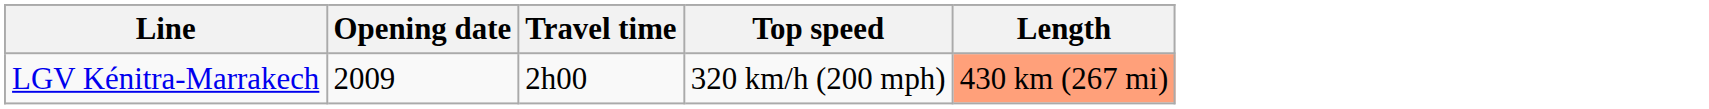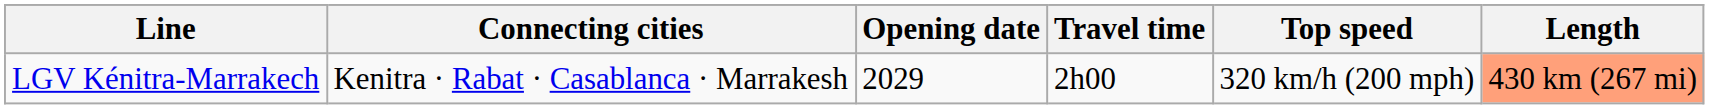+ column: (591, 28)
(364, 77) 2009 -> (893, 77) 2029
